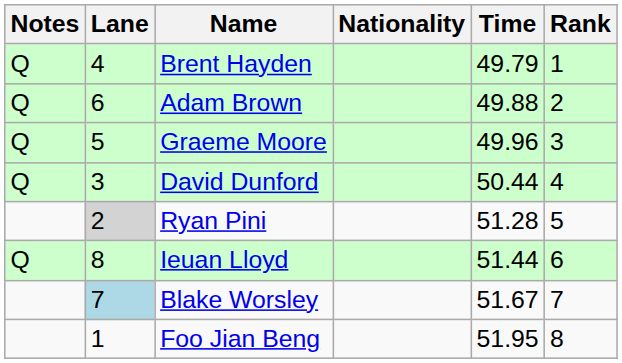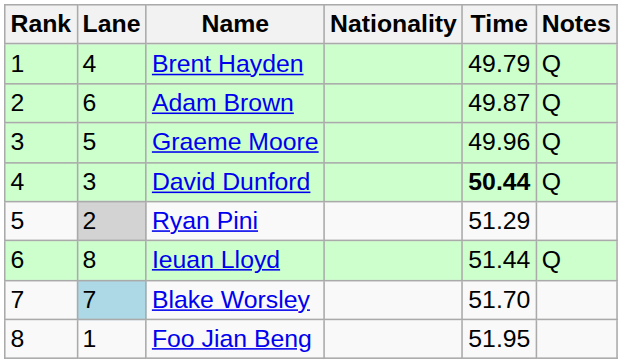columns swapped: (580, 24) <-> (45, 24)
(508, 102) 49.88 -> (499, 102) 49.87
(508, 181) normal -> (499, 181) bold
(508, 220) 51.28 -> (499, 220) 51.29
(508, 299) 51.67 -> (499, 299) 51.70
